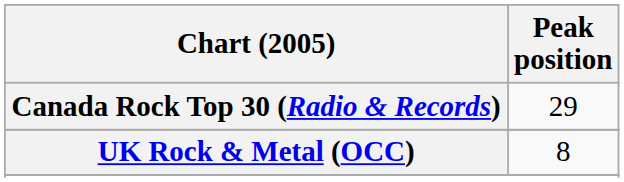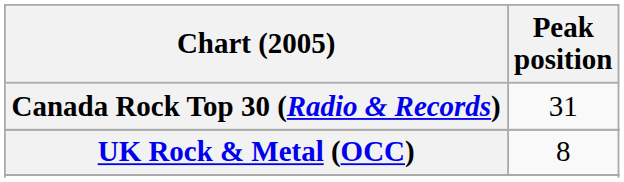(563, 105) 29 -> (563, 105) 31
